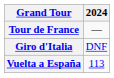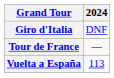rows swapped: (44, 47) <-> (44, 30)
